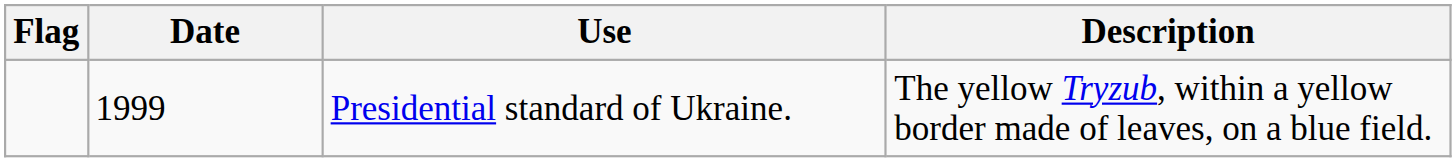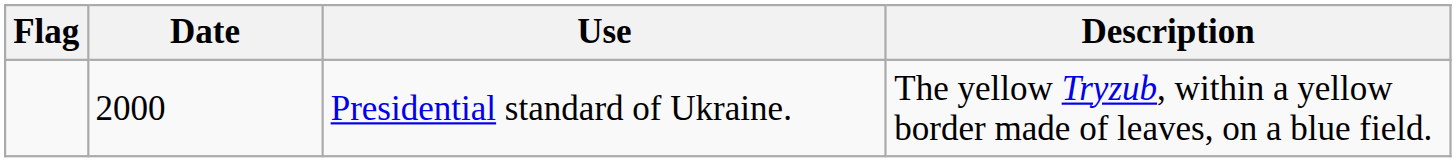(131, 107) 1999 -> (131, 107) 2000
